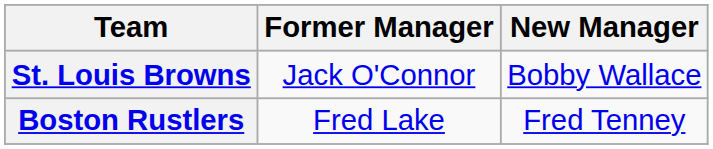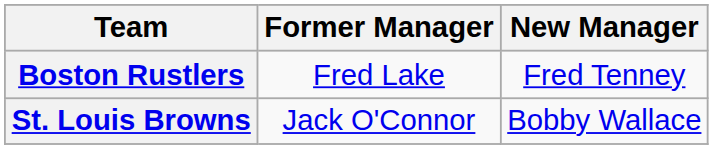rows swapped: (131, 120) <-> (131, 74)
